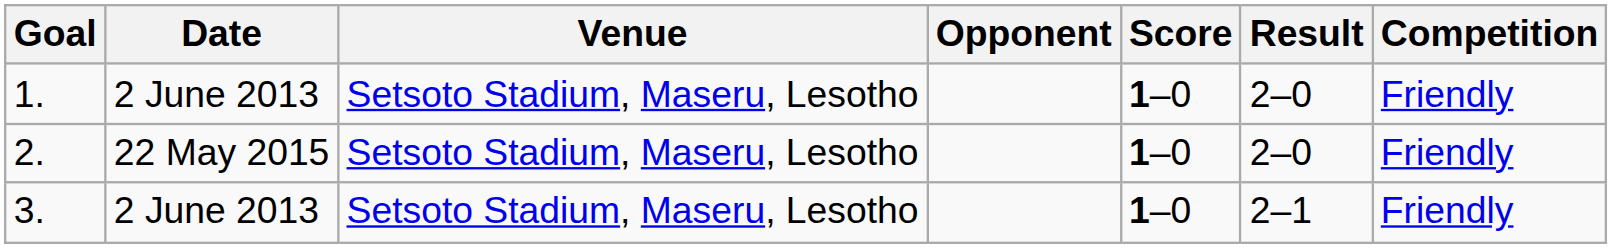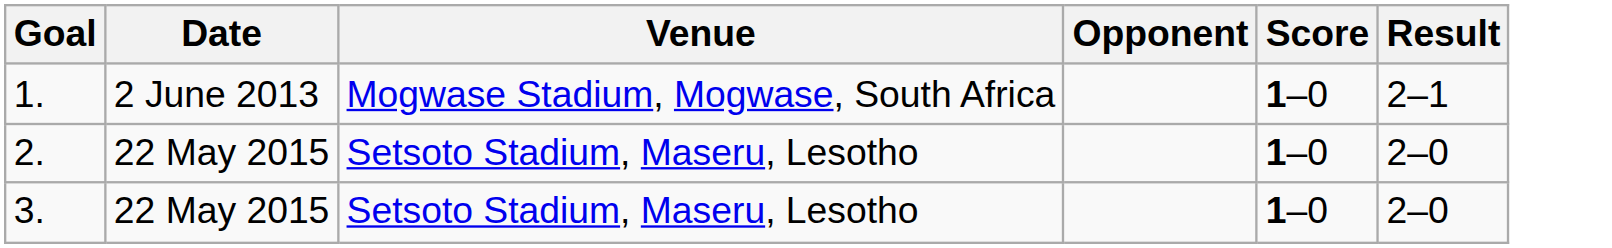- column: (1490, 34)
(633, 93) Setsoto Stadium, Maseru, Lesotho -> (701, 93) Mogwase Stadium, Mogwase, South Africa
(1281, 93) 2–0 -> (1418, 93) 2–1
(216, 211) 2 June 2013 -> (222, 211) 22 May 2015
(1281, 211) 2–1 -> (1418, 211) 2–0
